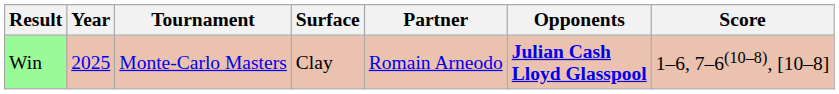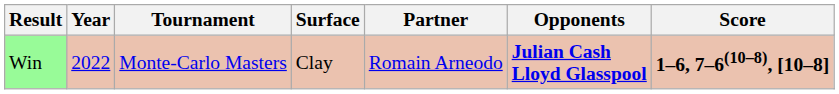(91, 61) 2025 -> (91, 61) 2022
(742, 61) normal -> (742, 61) bold
